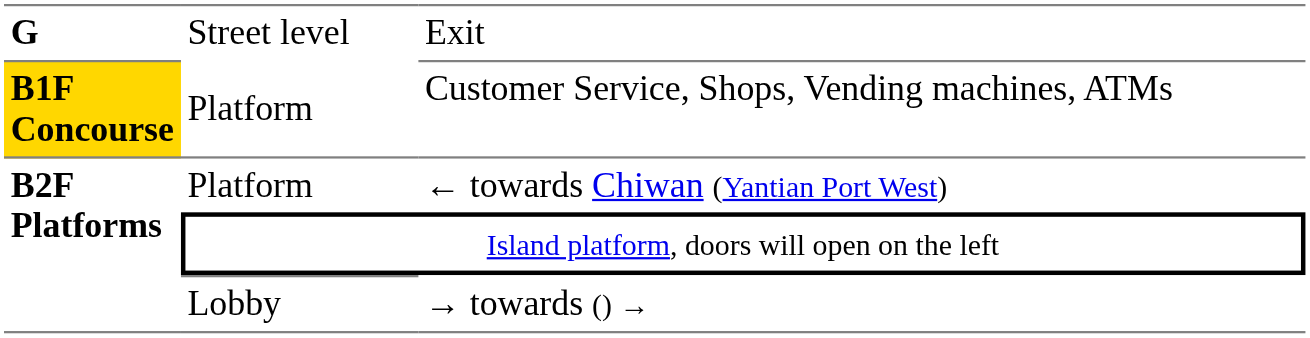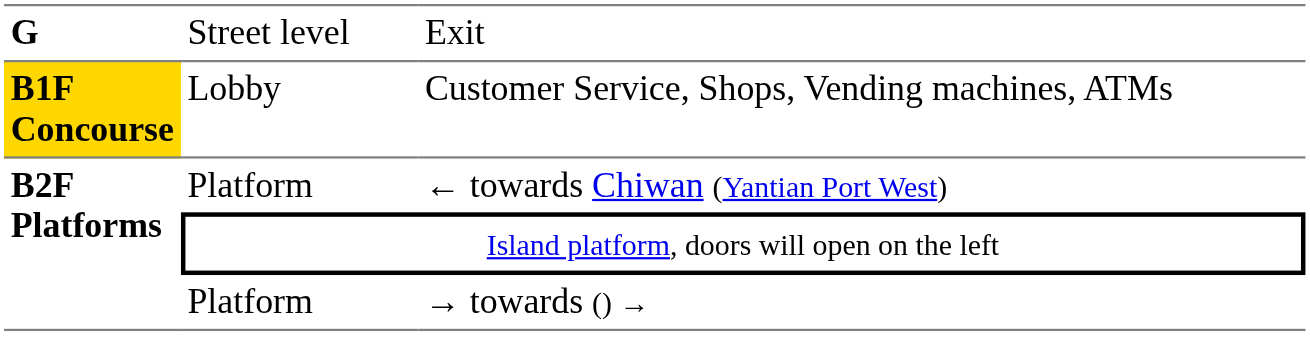(250, 107) Platform -> (234, 88) Lobby
(234, 303) Lobby -> (250, 301) Platform
